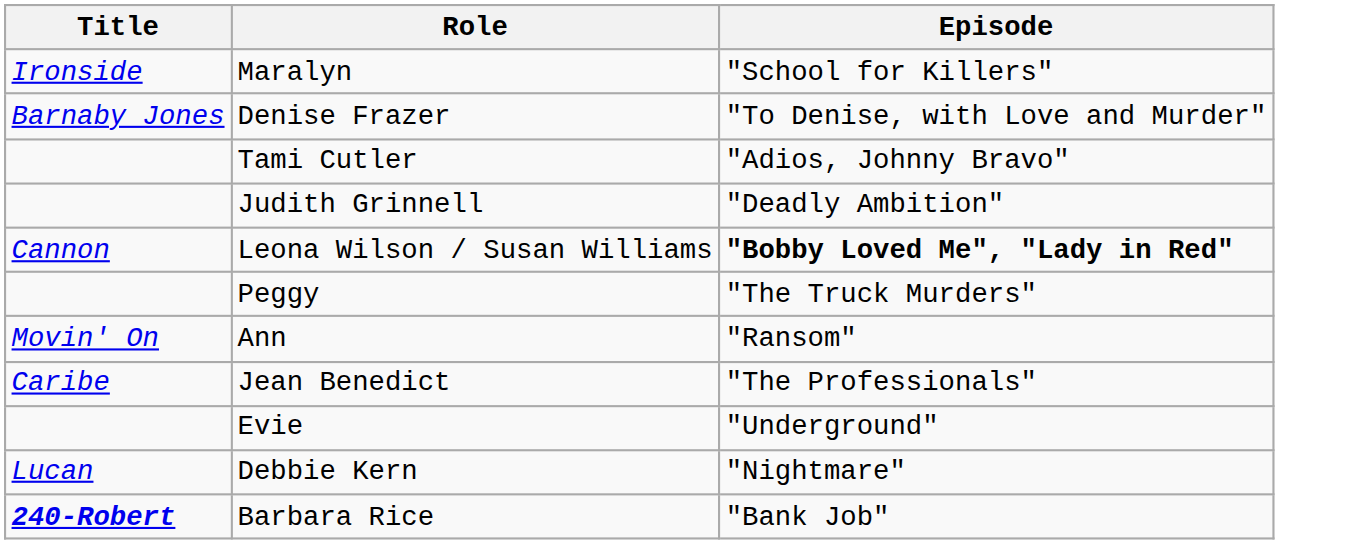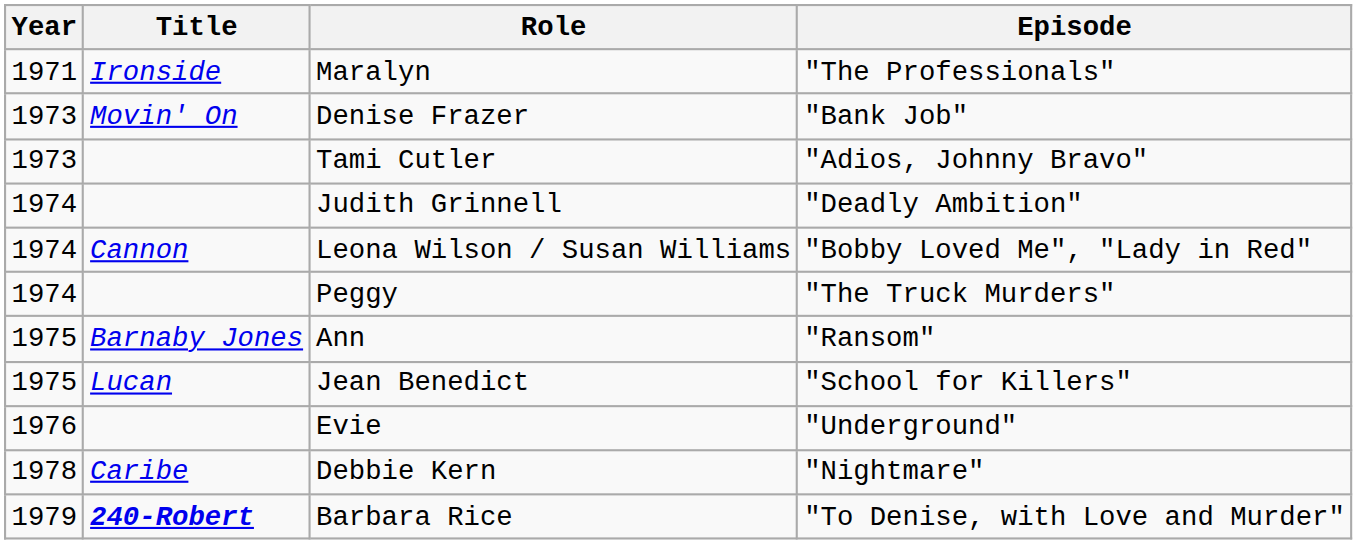+ column: (44, 27)
(889, 72) "School for Killers" -> (960, 72) "The Professionals"
(118, 116) Barnaby Jones -> (164, 116) Movin' On
(996, 116) "To Denise, with Love and Murder" -> (886, 116) "Bank Job"
(980, 250) bold -> (1058, 250) normal
(85, 339) Movin' On -> (197, 339) Barnaby Jones
(61, 383) Caribe -> (131, 383) Lucan
(881, 383) "The Professionals" -> (968, 383) "School for Killers"
(53, 472) Lucan -> (139, 472) Caribe
(808, 517) "Bank Job" -> (1075, 517) "To Denise, with Love and Murder"
